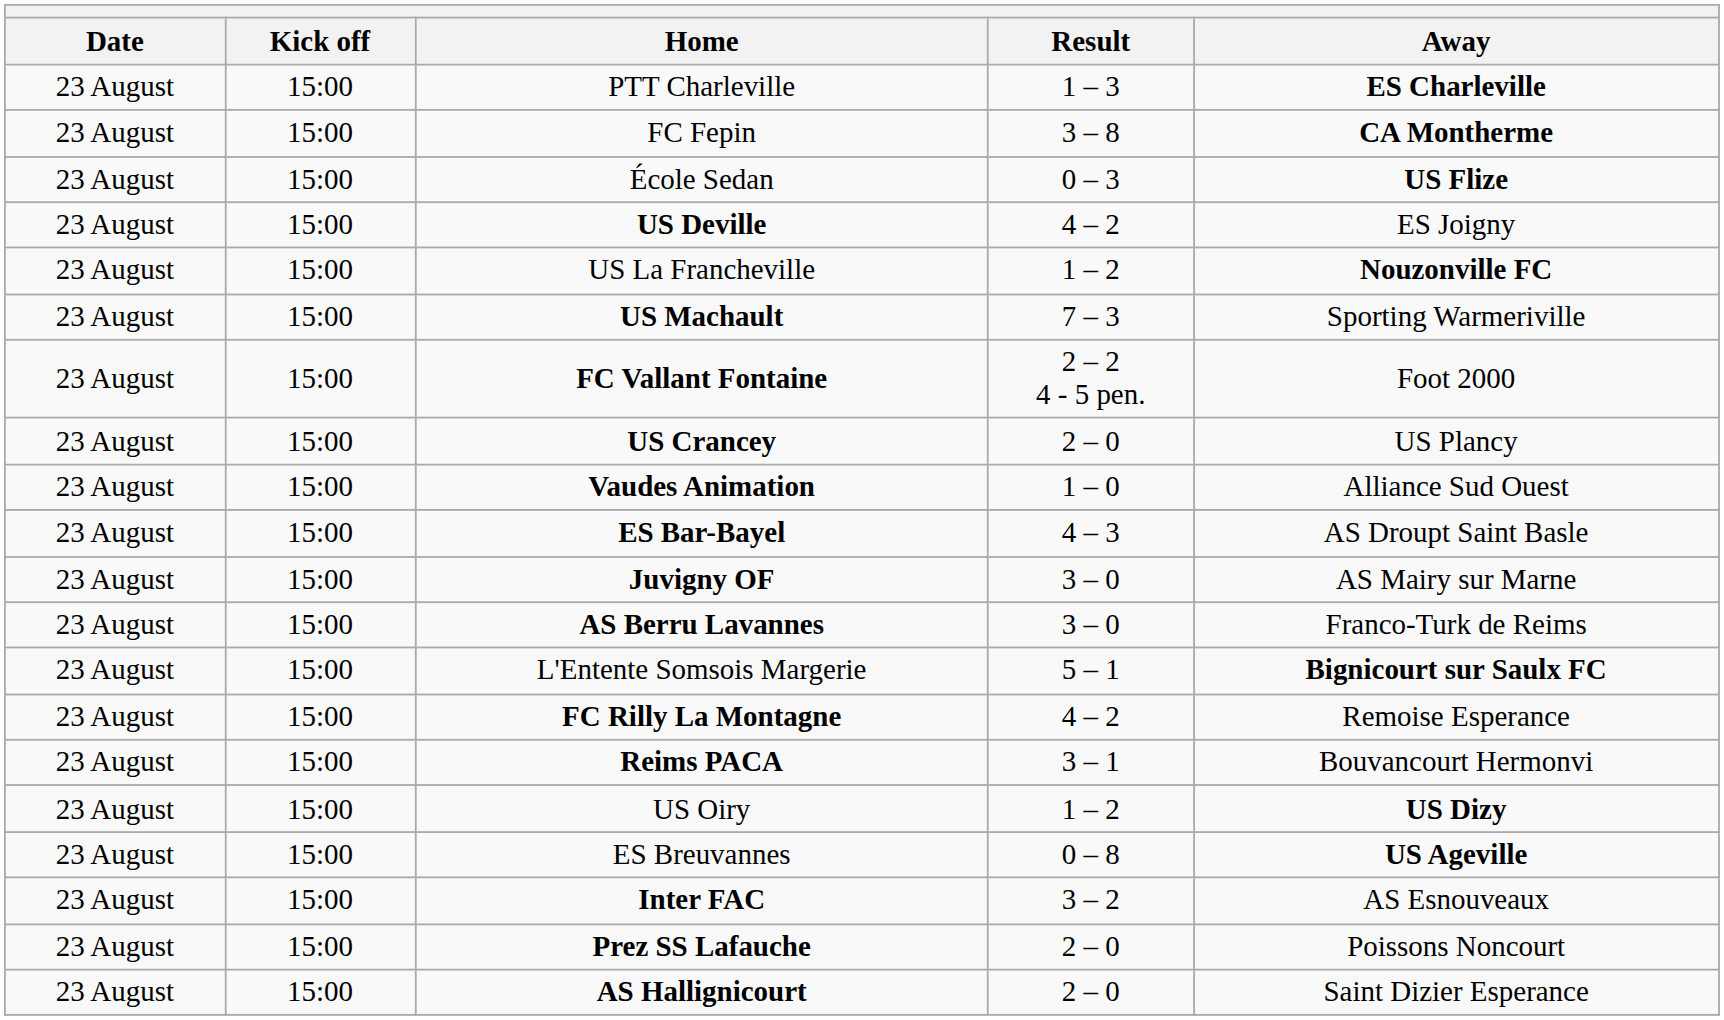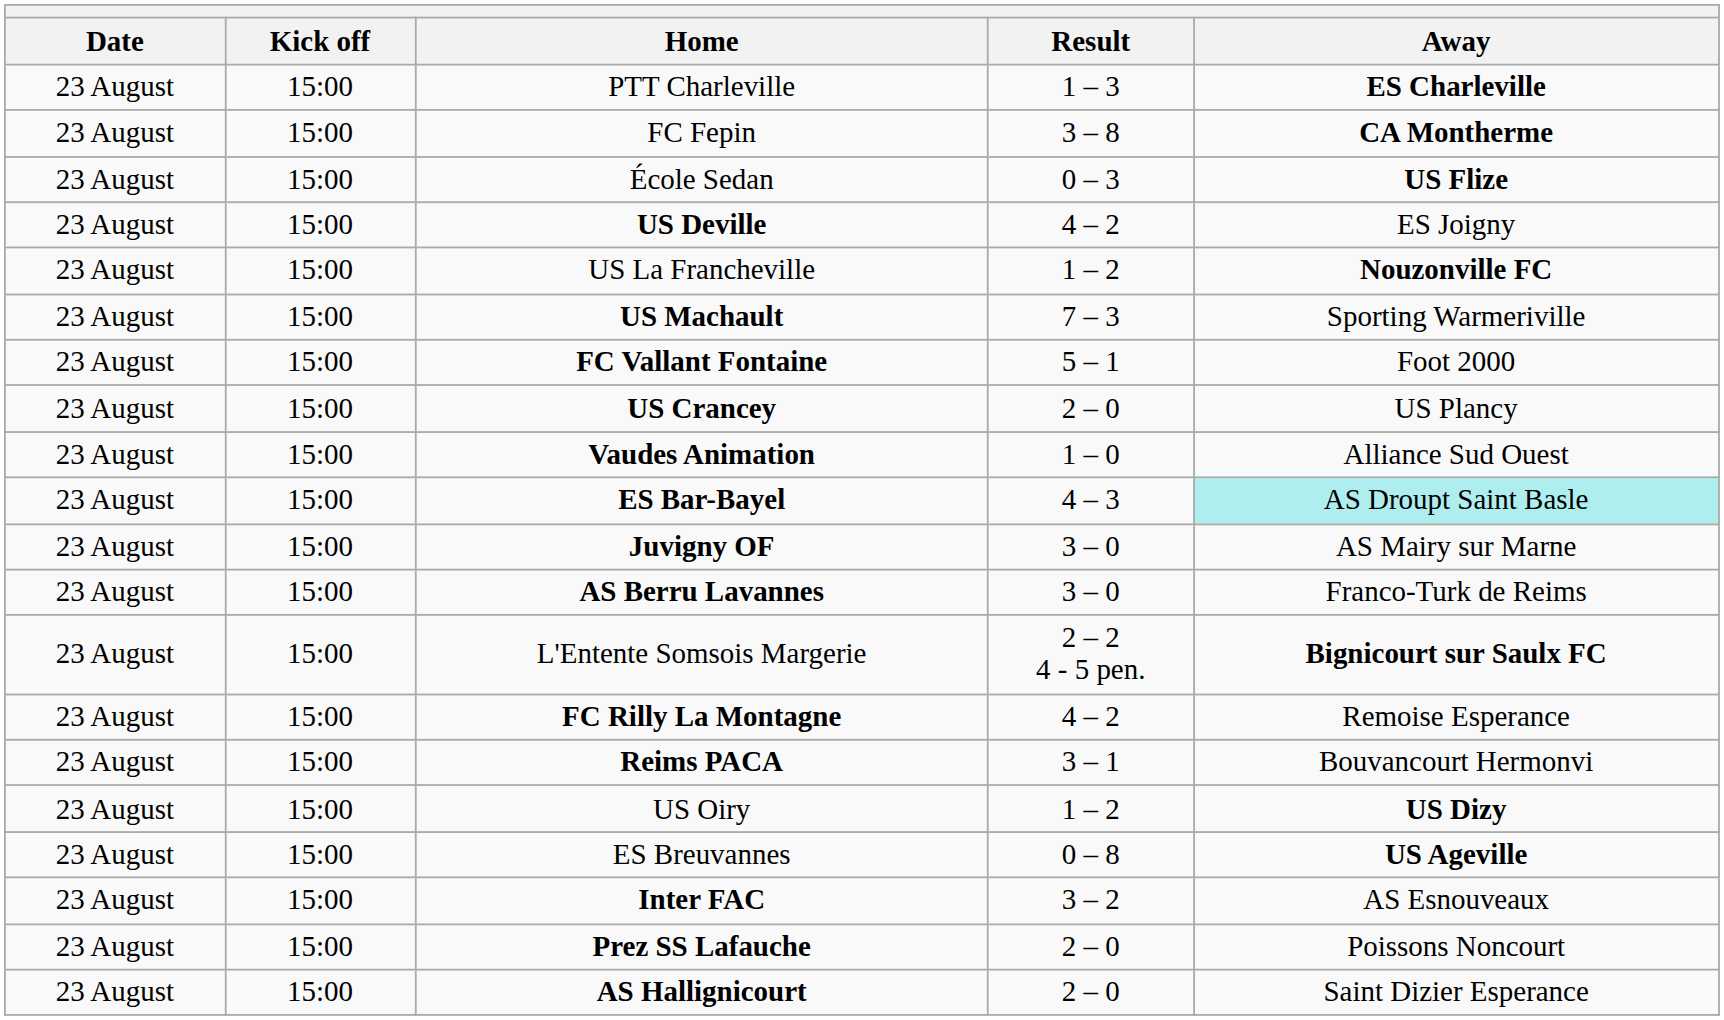(1091, 378) 2 – 2 4 - 5 pen. -> (1091, 362) 5 – 1
(1456, 532) no background -> (1456, 500) paleturquoise background
(1091, 670) 5 – 1 -> (1091, 654) 2 – 2 4 - 5 pen.
